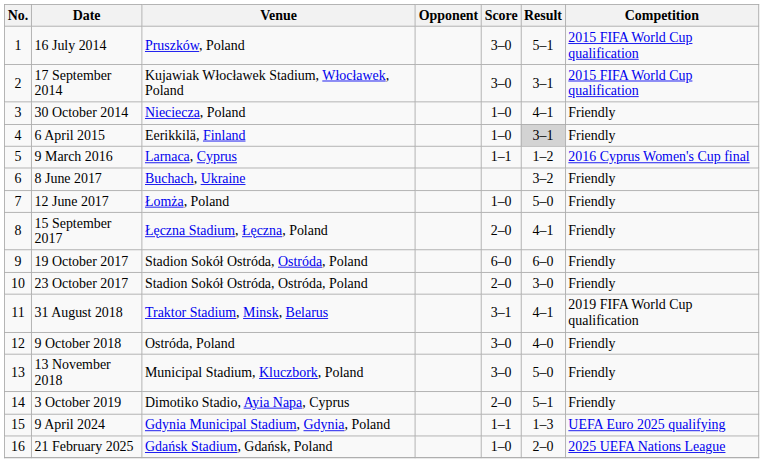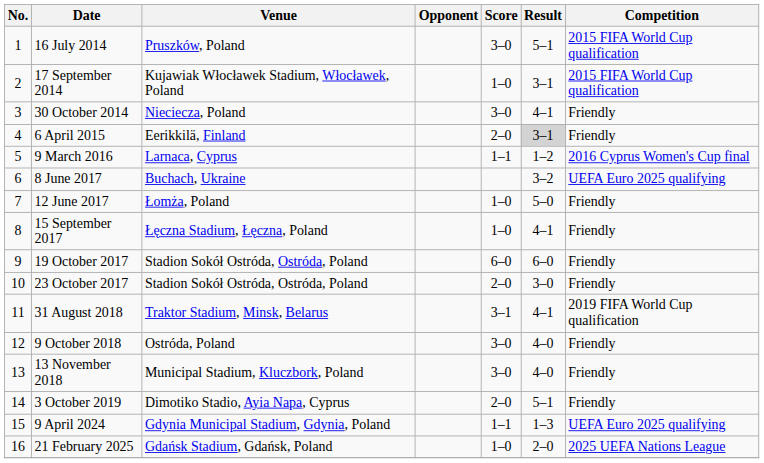(501, 83) 3–0 -> (501, 83) 1–0
(501, 113) 1–0 -> (501, 113) 3–0
(501, 135) 1–0 -> (501, 135) 2–0
(592, 179) Friendly -> (647, 179) UEFA Euro 2025 qualifying
(501, 231) 2–0 -> (501, 231) 1–0
(543, 372) 5–0 -> (543, 372) 4–0
